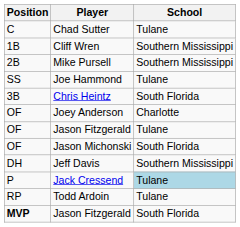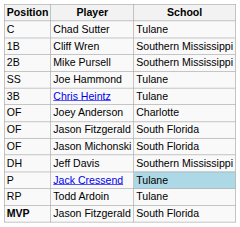(168, 96) South Florida -> (152, 96) Tulane
(152, 130) Tulane -> (168, 130) South Florida
